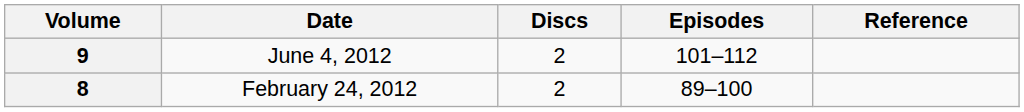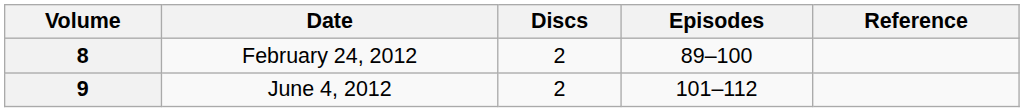rows swapped: (83, 89) <-> (83, 55)
